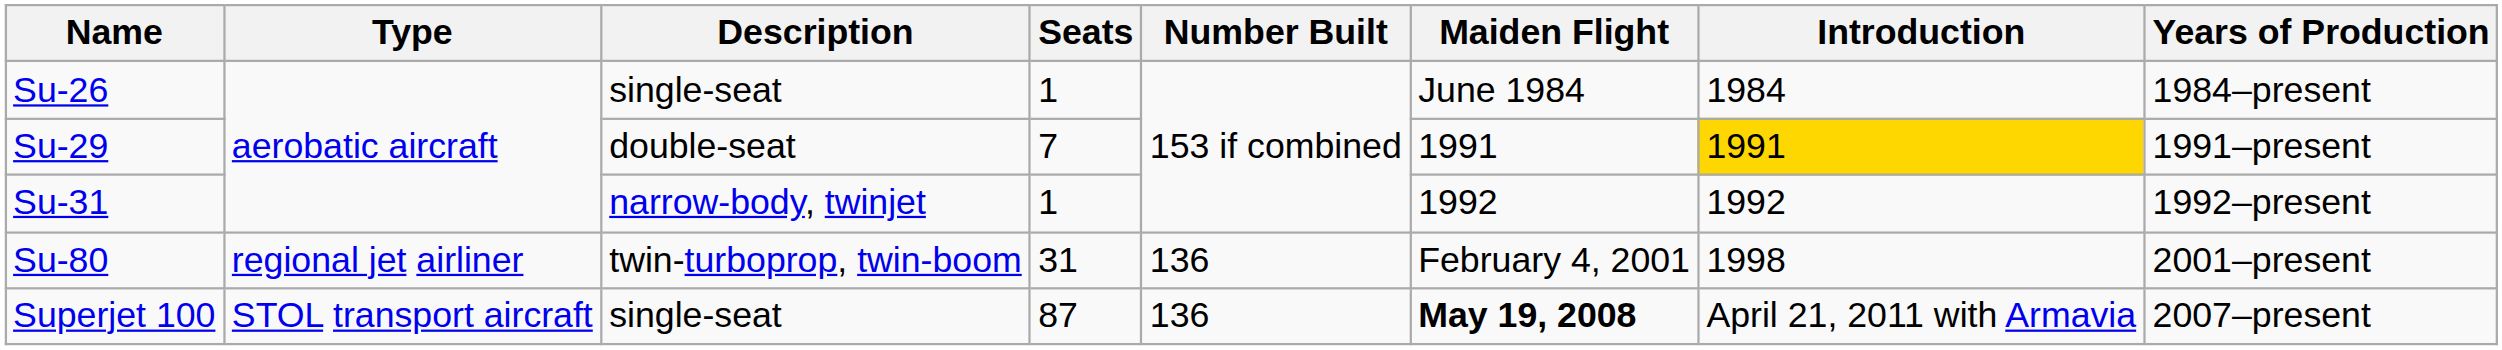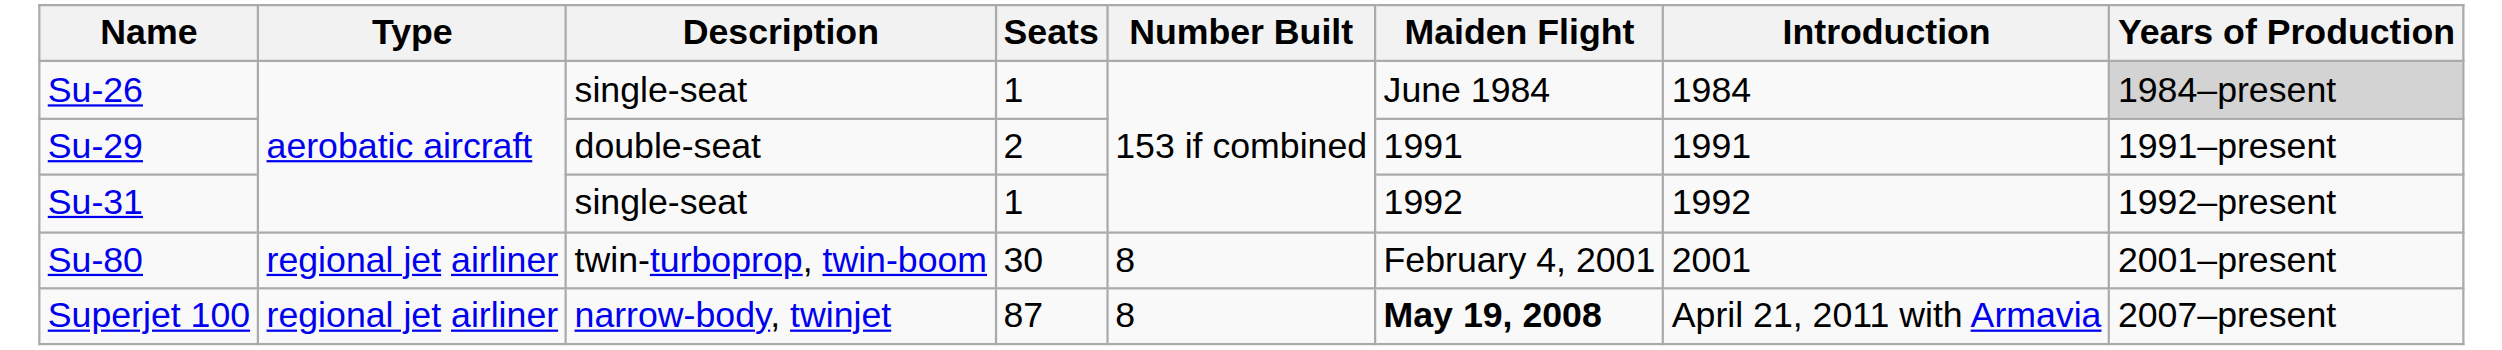(2262, 89) no background -> (2227, 89) lightgrey background
(1048, 145) 7 -> (1013, 145) 2
(1746, 145) gold background -> (1711, 145) no background
(768, 202) narrow-body, twinjet -> (661, 202) single-seat
(1058, 259) 31 -> (1023, 259) 30
(1180, 259) 136 -> (1125, 259) 8
(1746, 259) 1998 -> (1711, 259) 2001
(412, 315) STOL transport aircraft -> (412, 315) regional jet airliner
(695, 315) single-seat -> (733, 315) narrow-body, twinjet
(1180, 315) 136 -> (1125, 315) 8
